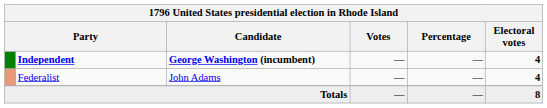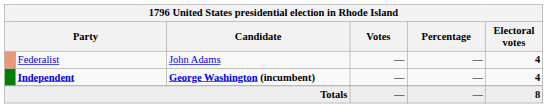rows swapped: (46, 60) <-> (39, 77)
